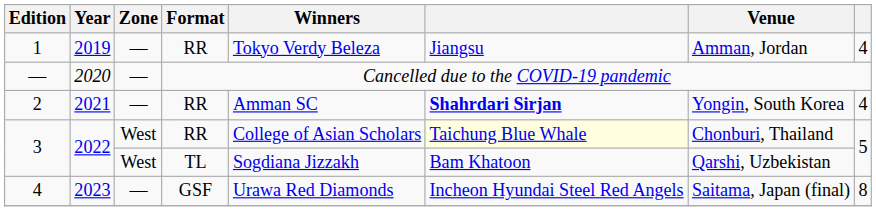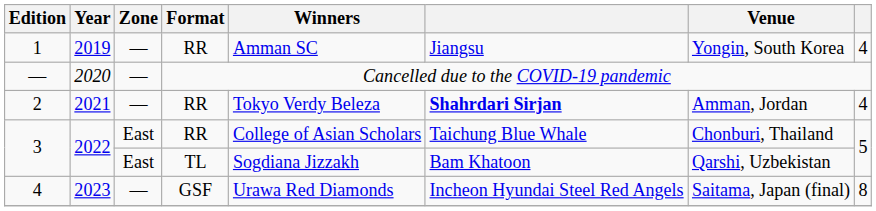(306, 47) Tokyo Verdy Beleza -> (275, 47) Amman SC
(750, 47) Amman, Jordan -> (768, 47) Yongin, South Korea
(275, 104) Amman SC -> (306, 104) Tokyo Verdy Beleza
(768, 104) Yongin, South Korea -> (750, 104) Amman, Jordan
(138, 133) West -> (138, 133) East
(508, 133) lightyellow background -> (508, 133) no background
(138, 162) West -> (138, 162) East
